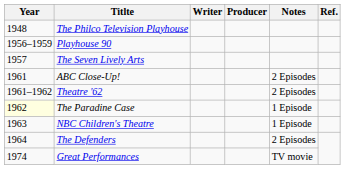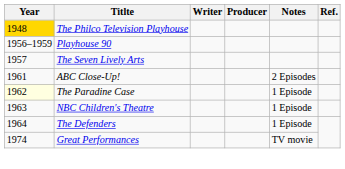(17, 28) no background -> (17, 28) gold background
- row: (80, 92)
(294, 140) 2 Episodes -> (292, 124) 1 Episode
